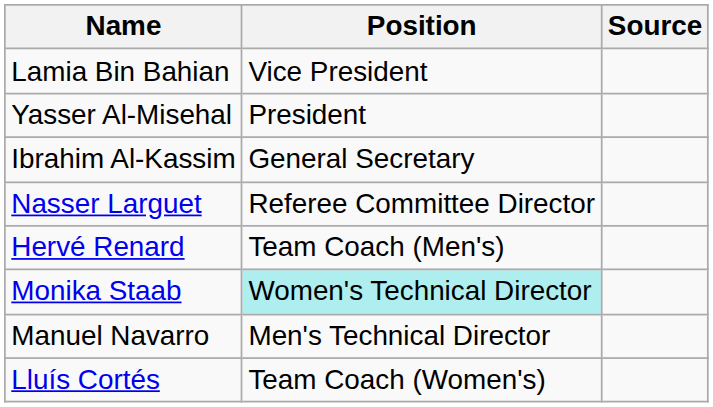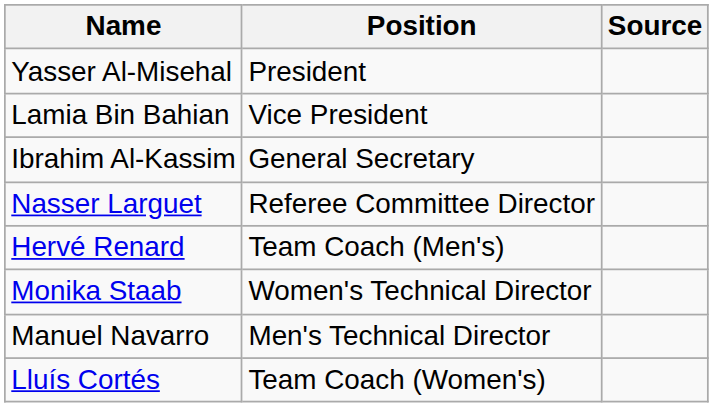rows swapped: (122, 114) <-> (120, 70)
(420, 291) paleturquoise background -> (420, 291) no background
